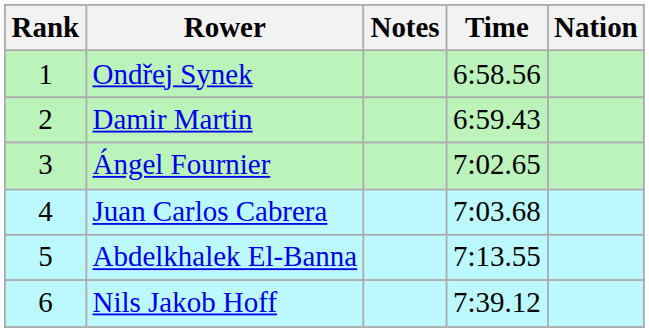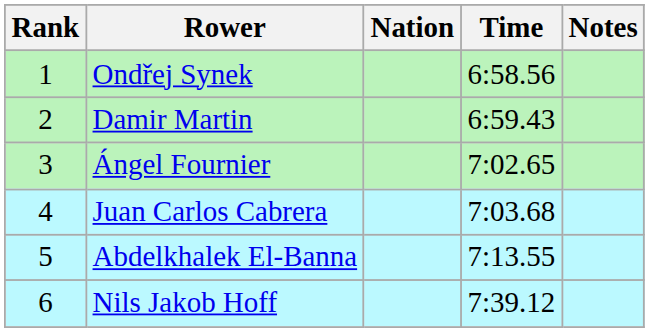columns swapped: (596, 27) <-> (405, 27)
